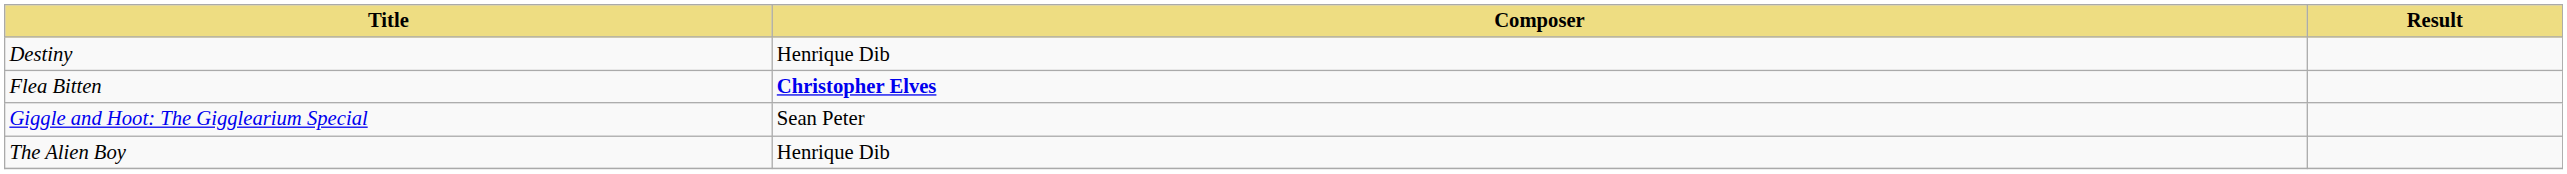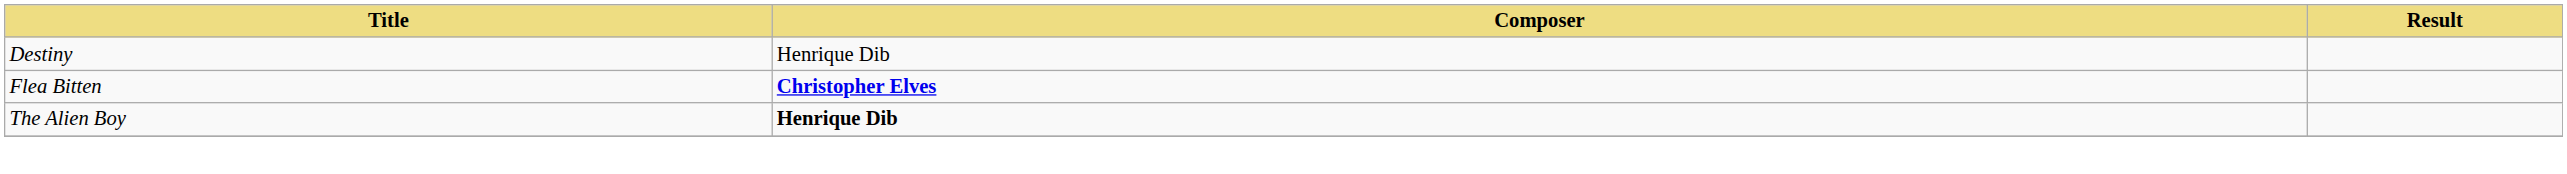- row: (189, 119)
(833, 151) normal -> (837, 119) bold
